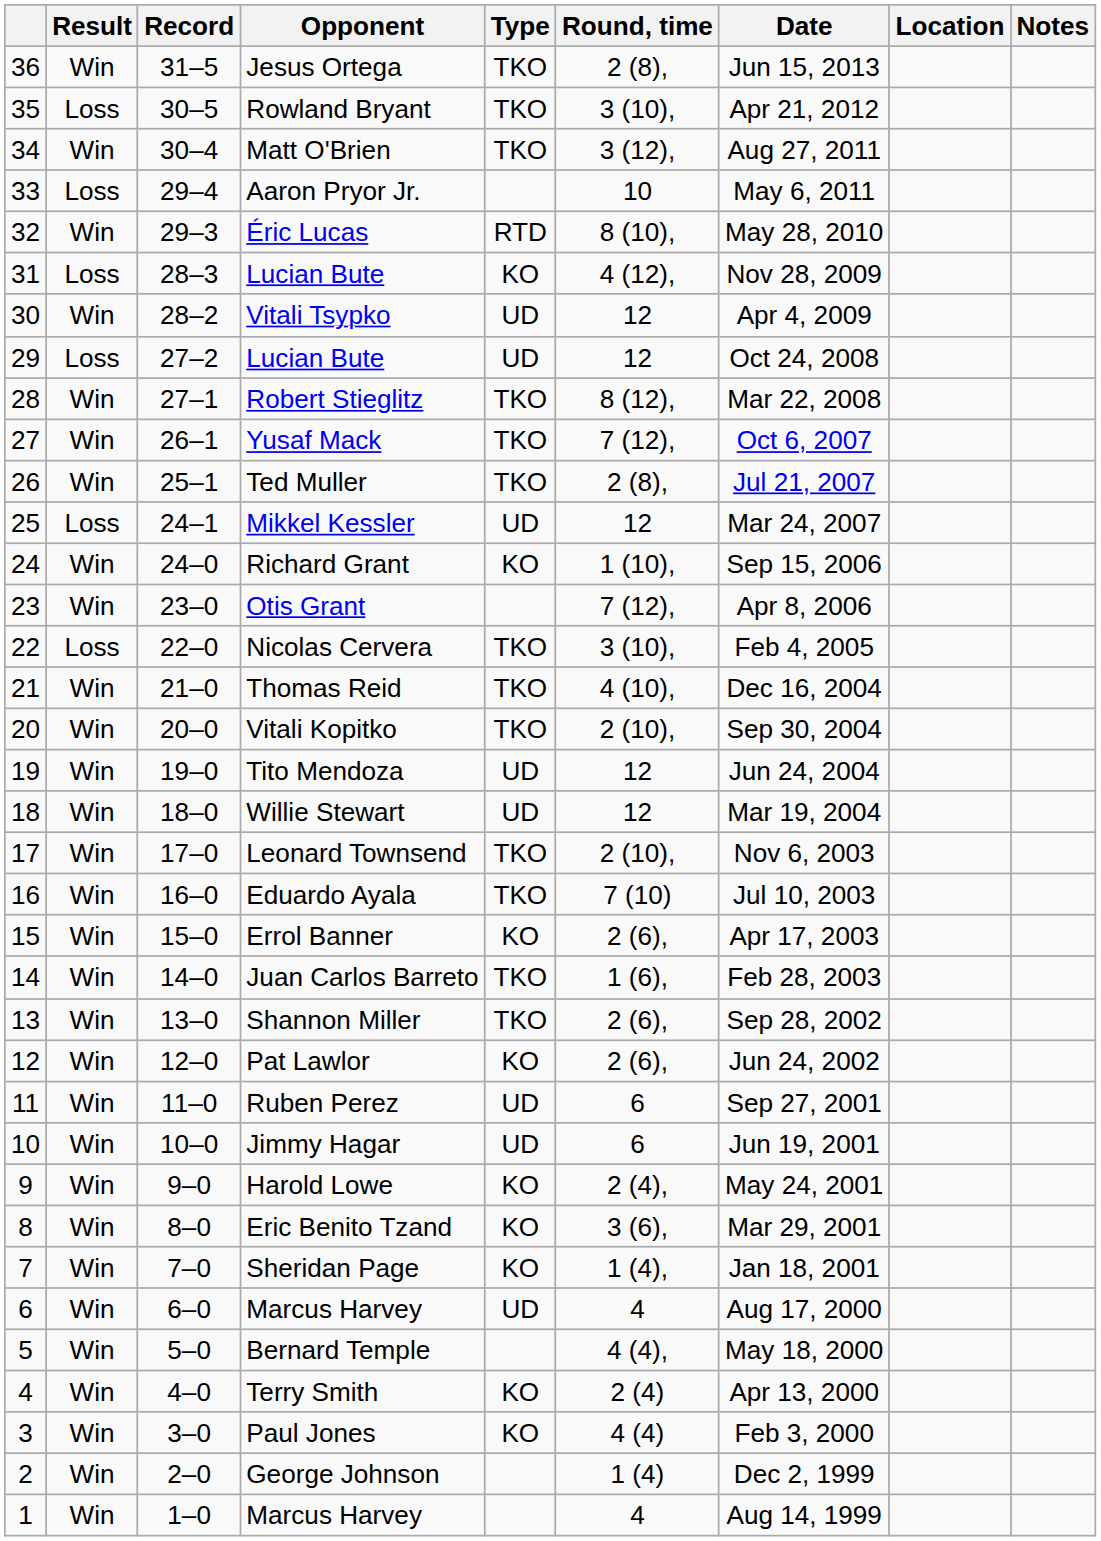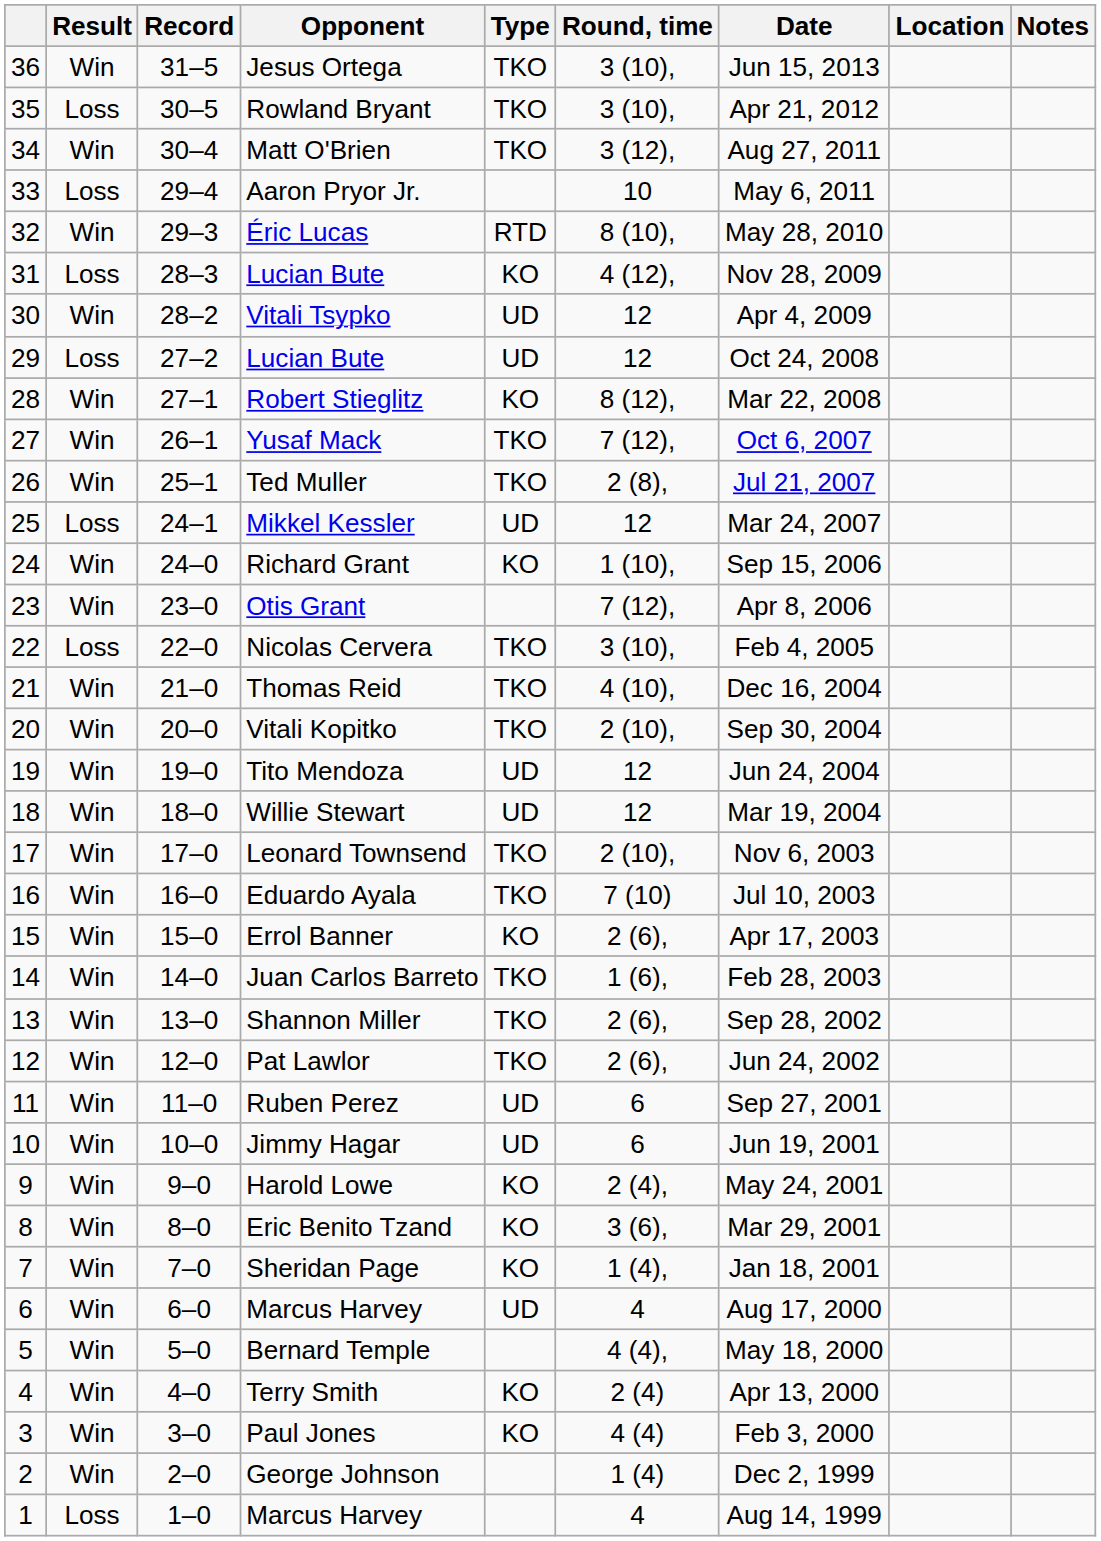(637, 67) 2 (8), -> (637, 67) 3 (10),
(520, 398) TKO -> (520, 398) KO
(520, 1060) KO -> (520, 1060) TKO
(92, 1516) Win -> (92, 1516) Loss
